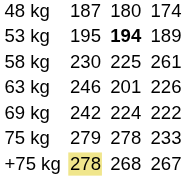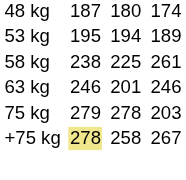(126, 36) bold -> (126, 36) normal
(85, 61) 230 -> (85, 61) 238
(166, 87) 226 -> (166, 87) 246
- row: (27, 112)
(166, 138) 233 -> (166, 112) 203
(126, 163) 268 -> (126, 138) 258
